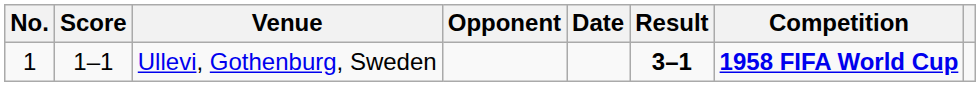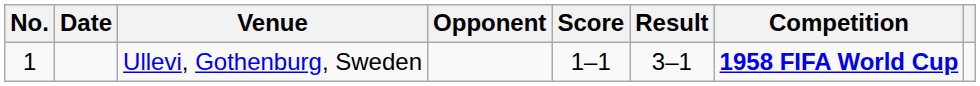columns swapped: (598, 23) <-> (93, 23)
(672, 61) bold -> (672, 61) normal
